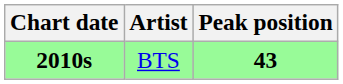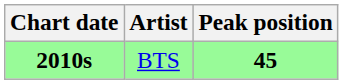(266, 60) 43 -> (266, 60) 45
